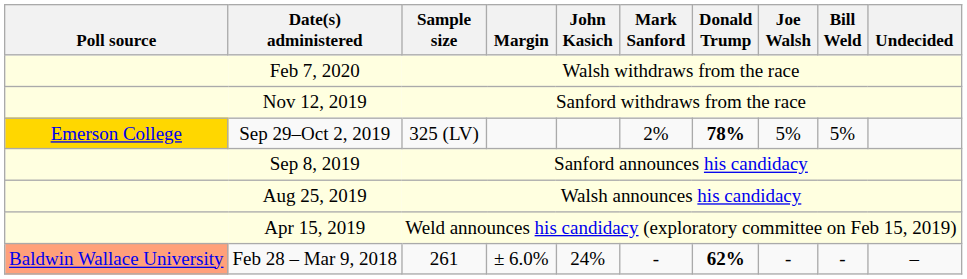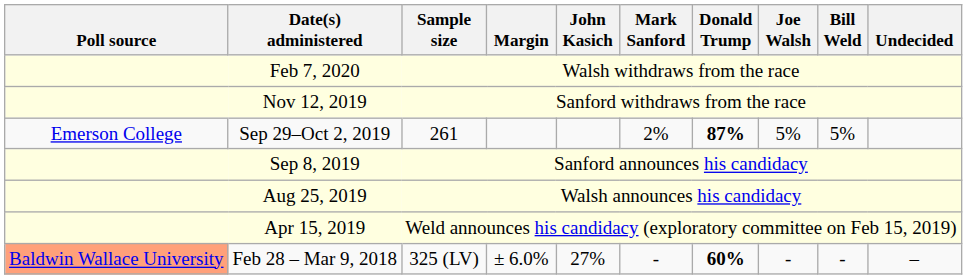(116, 133) gold background -> (116, 133) no background
(444, 133) 325 (LV) -> (444, 133) 261
(726, 133) 78% -> (726, 133) 87%
(444, 259) 261 -> (444, 259) 325 (LV)
(588, 259) 24% -> (588, 259) 27%
(726, 259) 62% -> (726, 259) 60%
